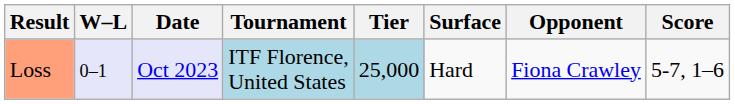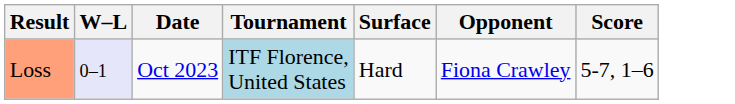- column: (389, 21)
(178, 68) lavender background -> (178, 68) no background
